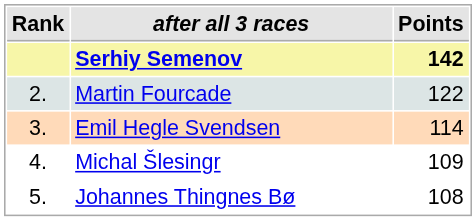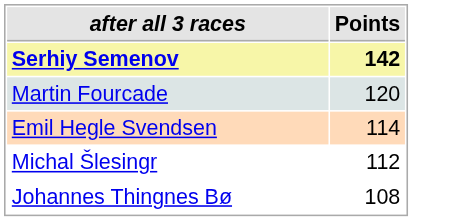- column: (38, 23)
(446, 94) 122 -> (382, 94) 120
(446, 162) 109 -> (383, 162) 112
